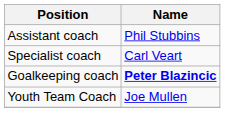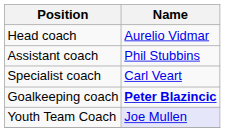+ row: (42, 35)
(156, 96) no background -> (156, 117) lavender background
